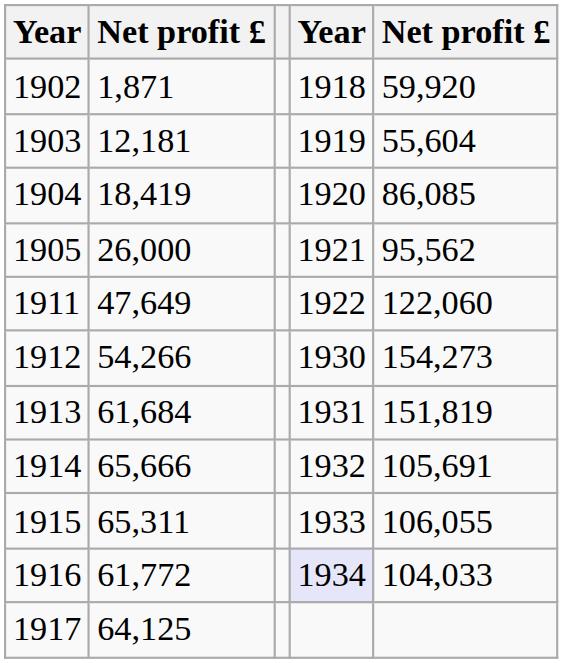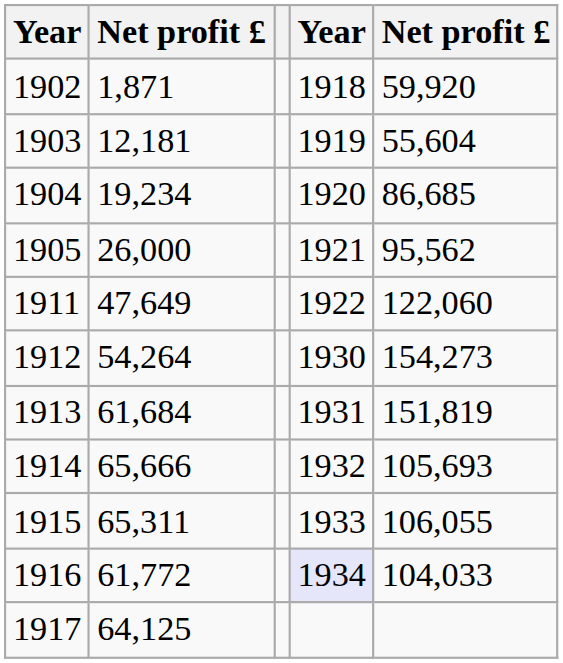(144, 194) 18,419 -> (144, 194) 19,234
(429, 194) 86,085 -> (429, 194) 86,685
(144, 357) 54,266 -> (144, 357) 54,264
(437, 466) 105,691 -> (437, 466) 105,693
